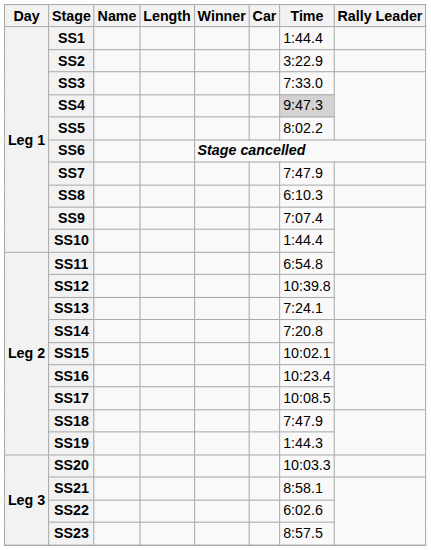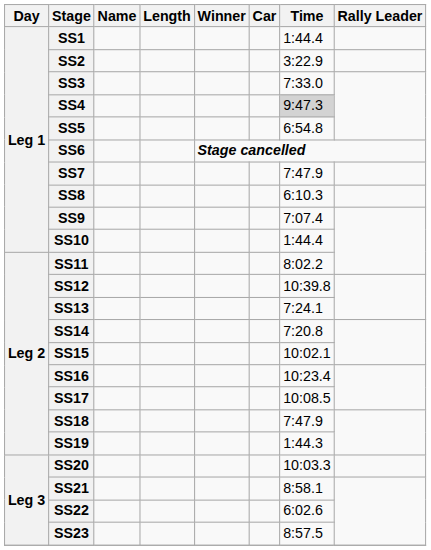(303, 128) 8:02.2 -> (303, 128) 6:54.8
(303, 263) 6:54.8 -> (303, 263) 8:02.2
